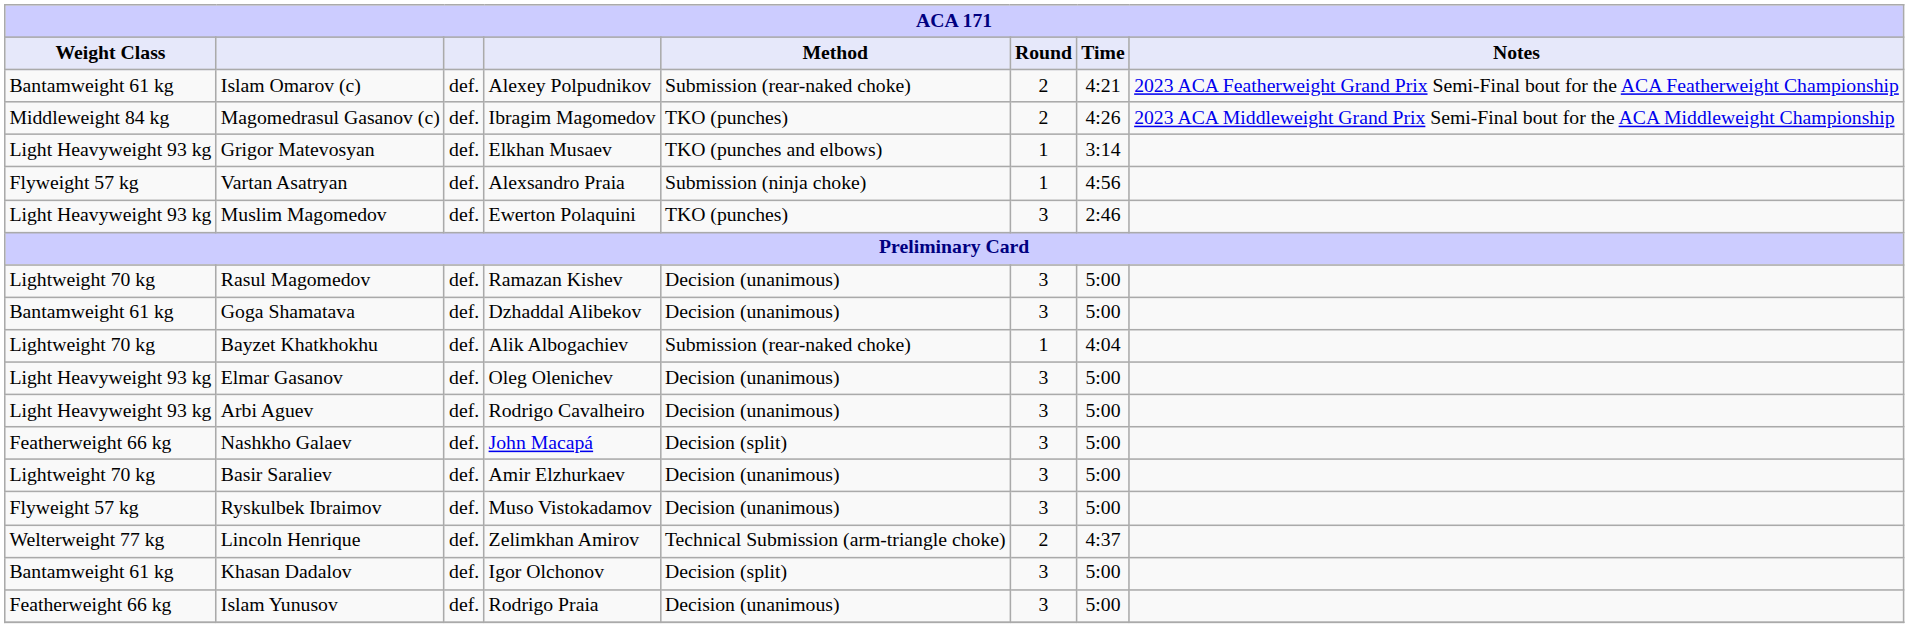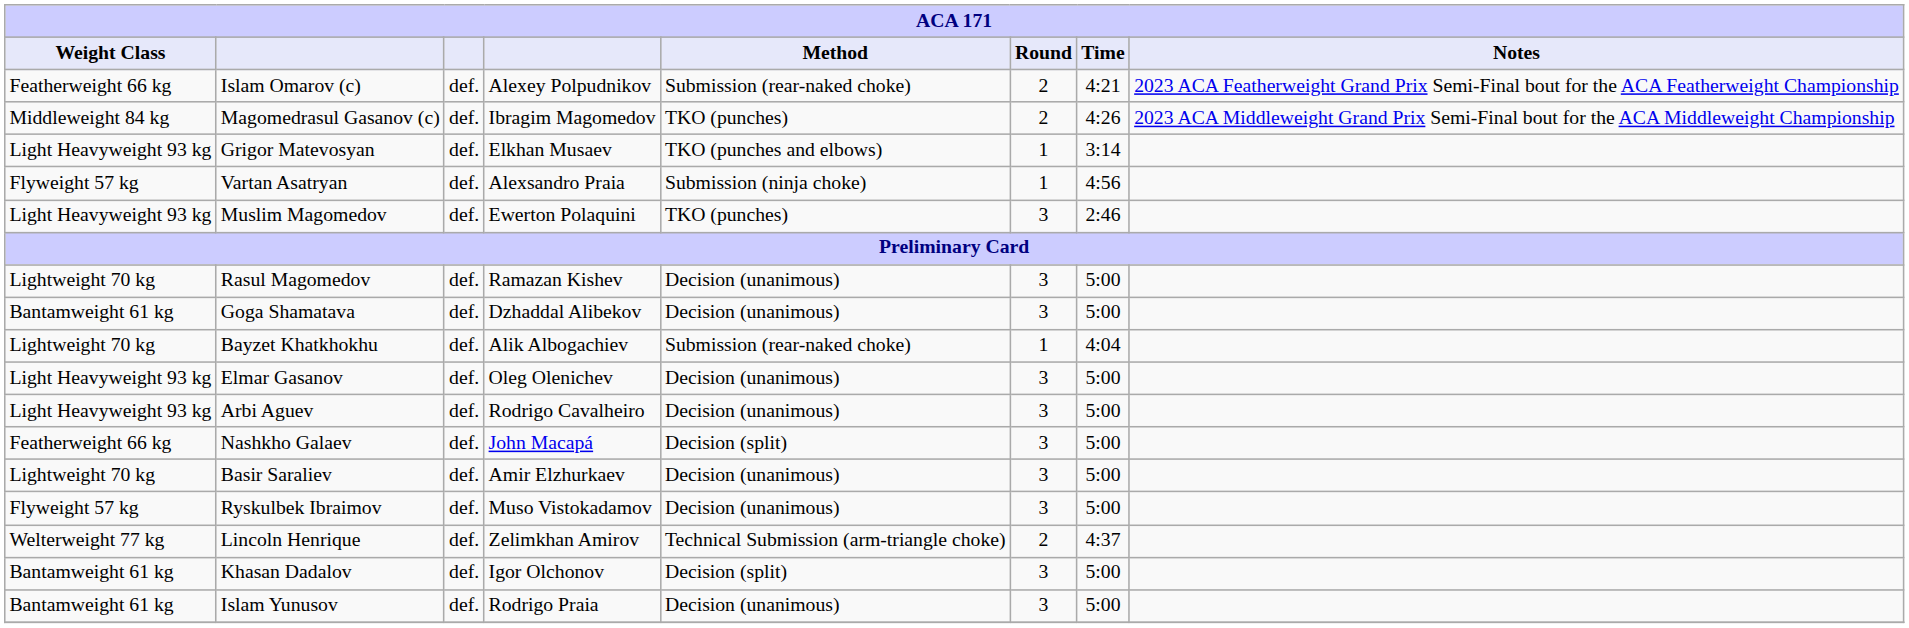(92, 85) Bantamweight 61 kg -> (90, 85) Featherweight 66 kg
(90, 605) Featherweight 66 kg -> (92, 605) Bantamweight 61 kg
